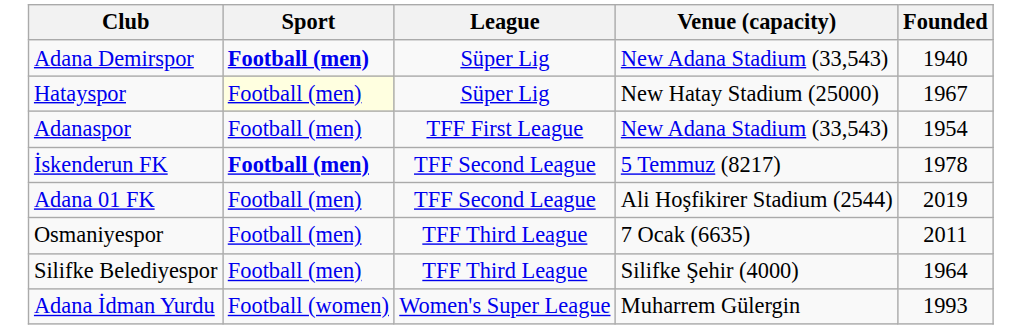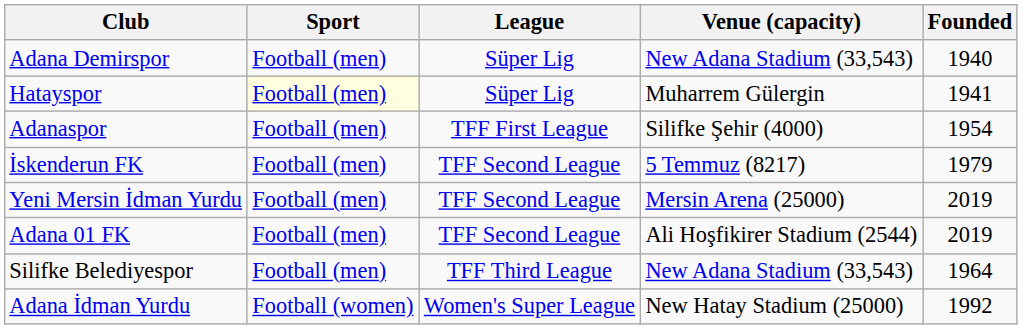(298, 57) bold -> (319, 57) normal
(750, 93) New Hatay Stadium (25000) -> (735, 93) Muharrem Gülergin
(945, 93) 1967 -> (970, 93) 1941
(755, 128) New Adana Stadium (33,543) -> (734, 128) Silifke Şehir (4000)
(298, 164) bold -> (319, 164) normal
(945, 164) 1978 -> (970, 164) 1979
+ row: (126, 199)
- row: (99, 235)
(710, 270) Silifke Şehir (4000) -> (779, 270) New Adana Stadium (33,543)
(710, 306) Muharrem Gülergin -> (774, 306) New Hatay Stadium (25000)
(945, 306) 1993 -> (970, 306) 1992
